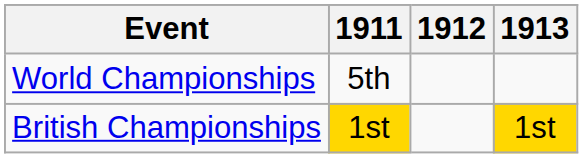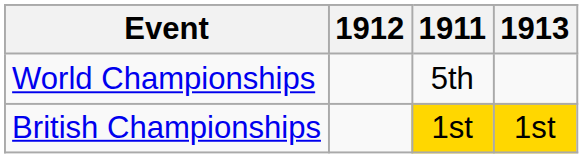columns swapped: (369, 29) <-> (451, 29)
